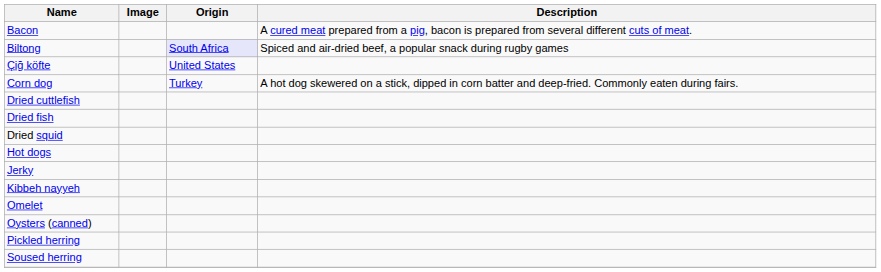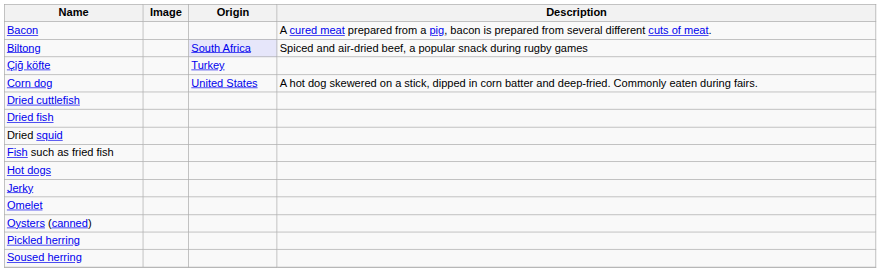(202, 65) United States -> (208, 65) Turkey
(186, 83) Turkey -> (224, 83) United States
+ row: (60, 153)
- row: (43, 188)
